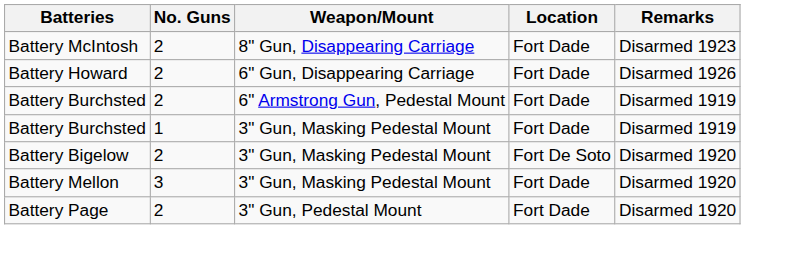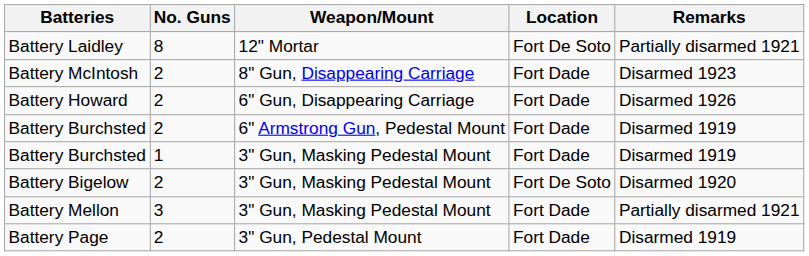+ row: (66, 45)
(678, 182) Disarmed 1920 -> (709, 210) Partially disarmed 1921
(678, 210) Disarmed 1920 -> (678, 237) Disarmed 1919
